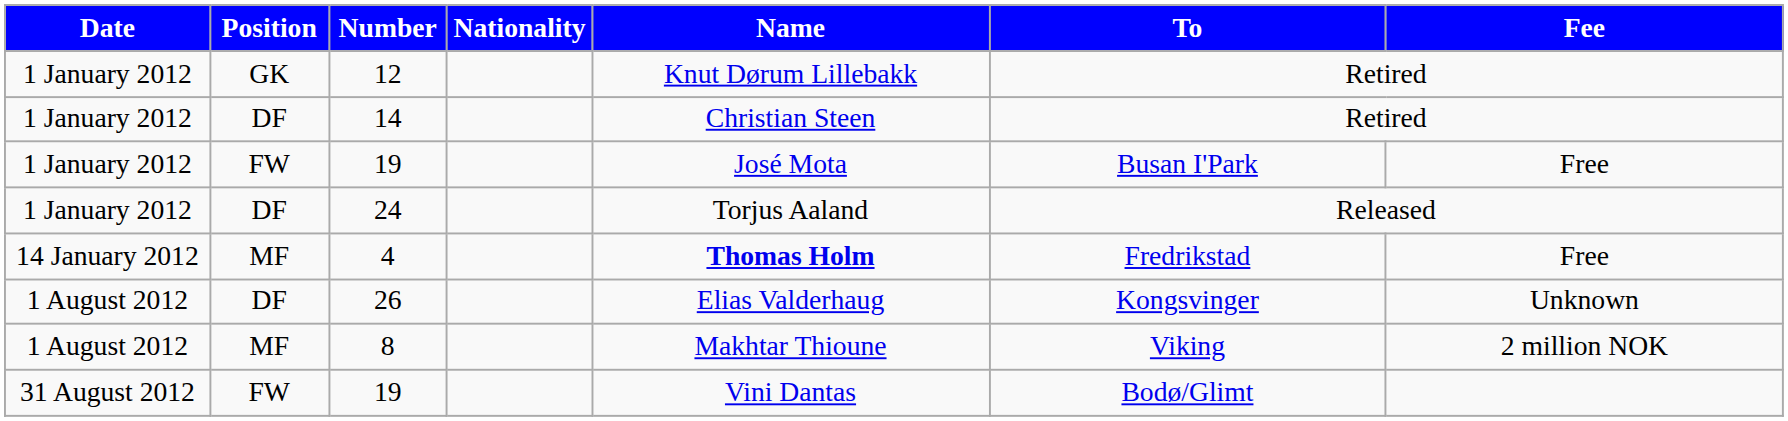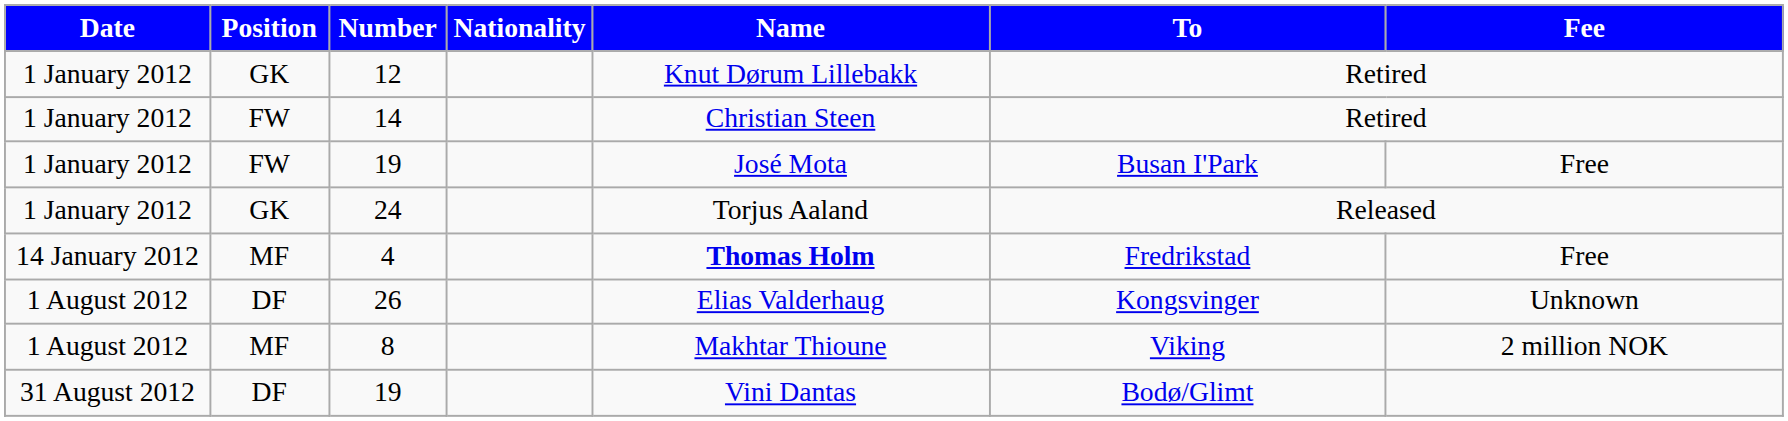(269, 118) DF -> (269, 118) FW
(269, 210) DF -> (269, 210) GK
(269, 392) FW -> (269, 392) DF
